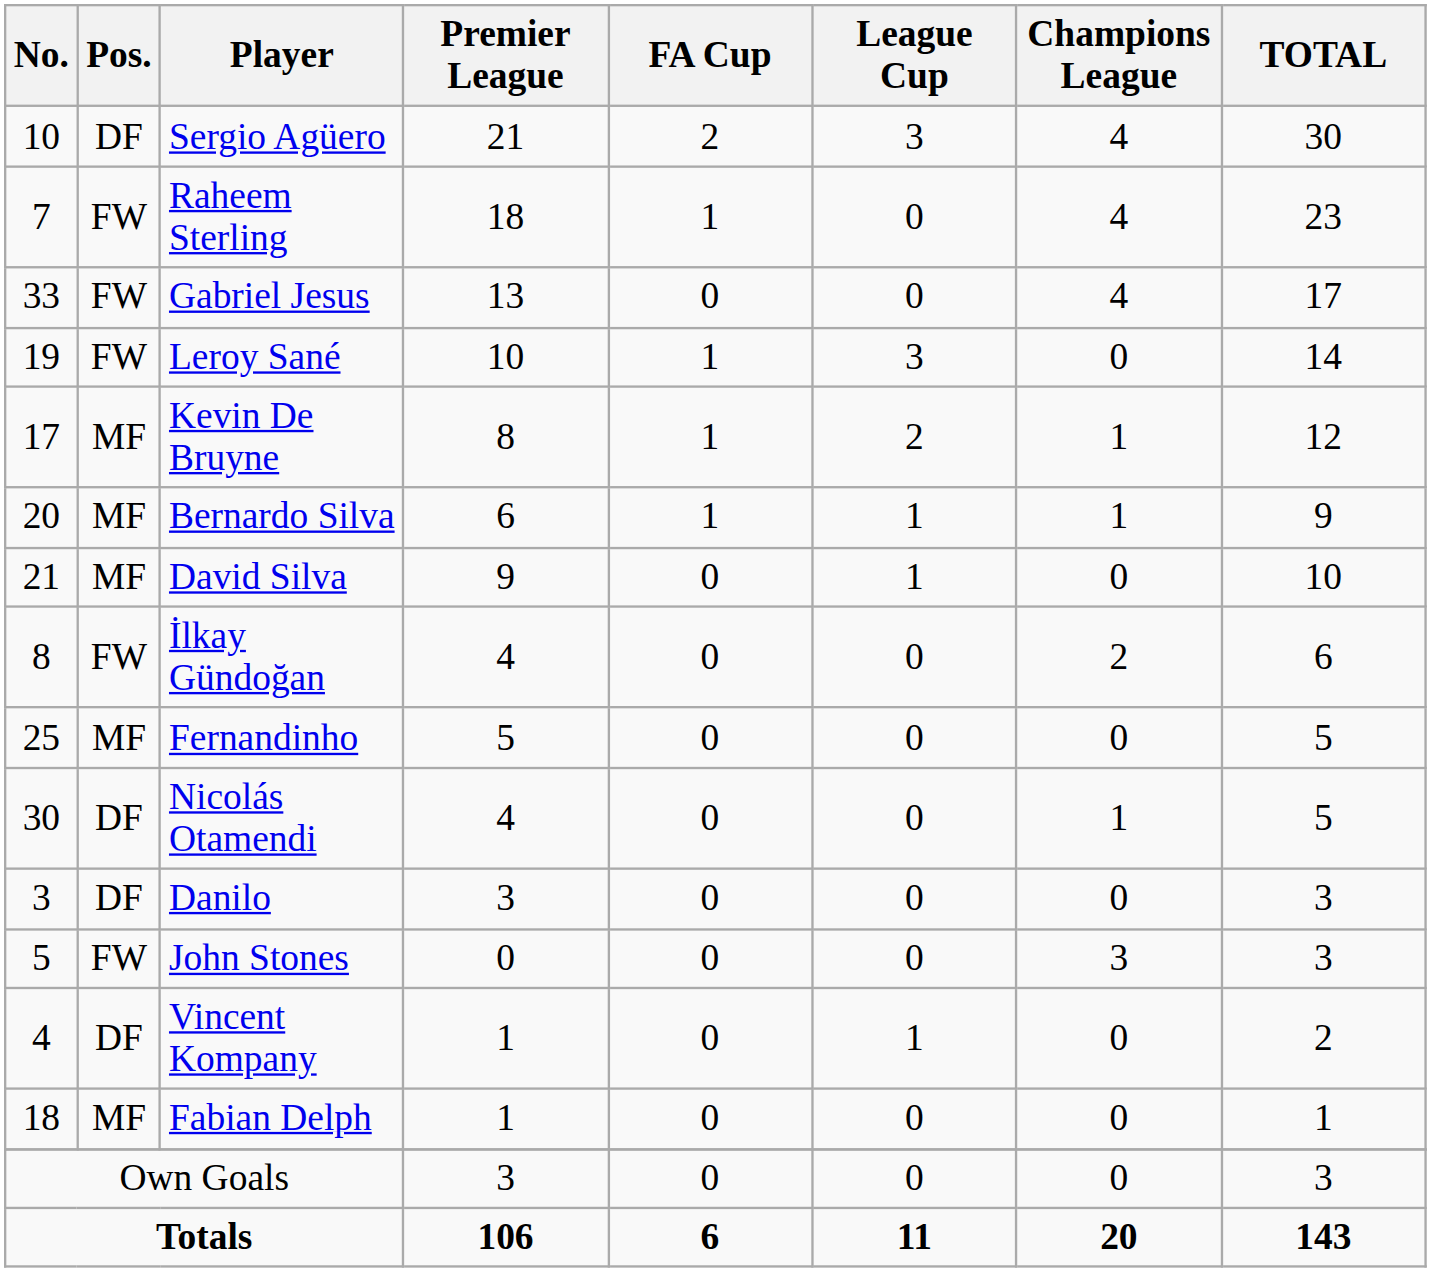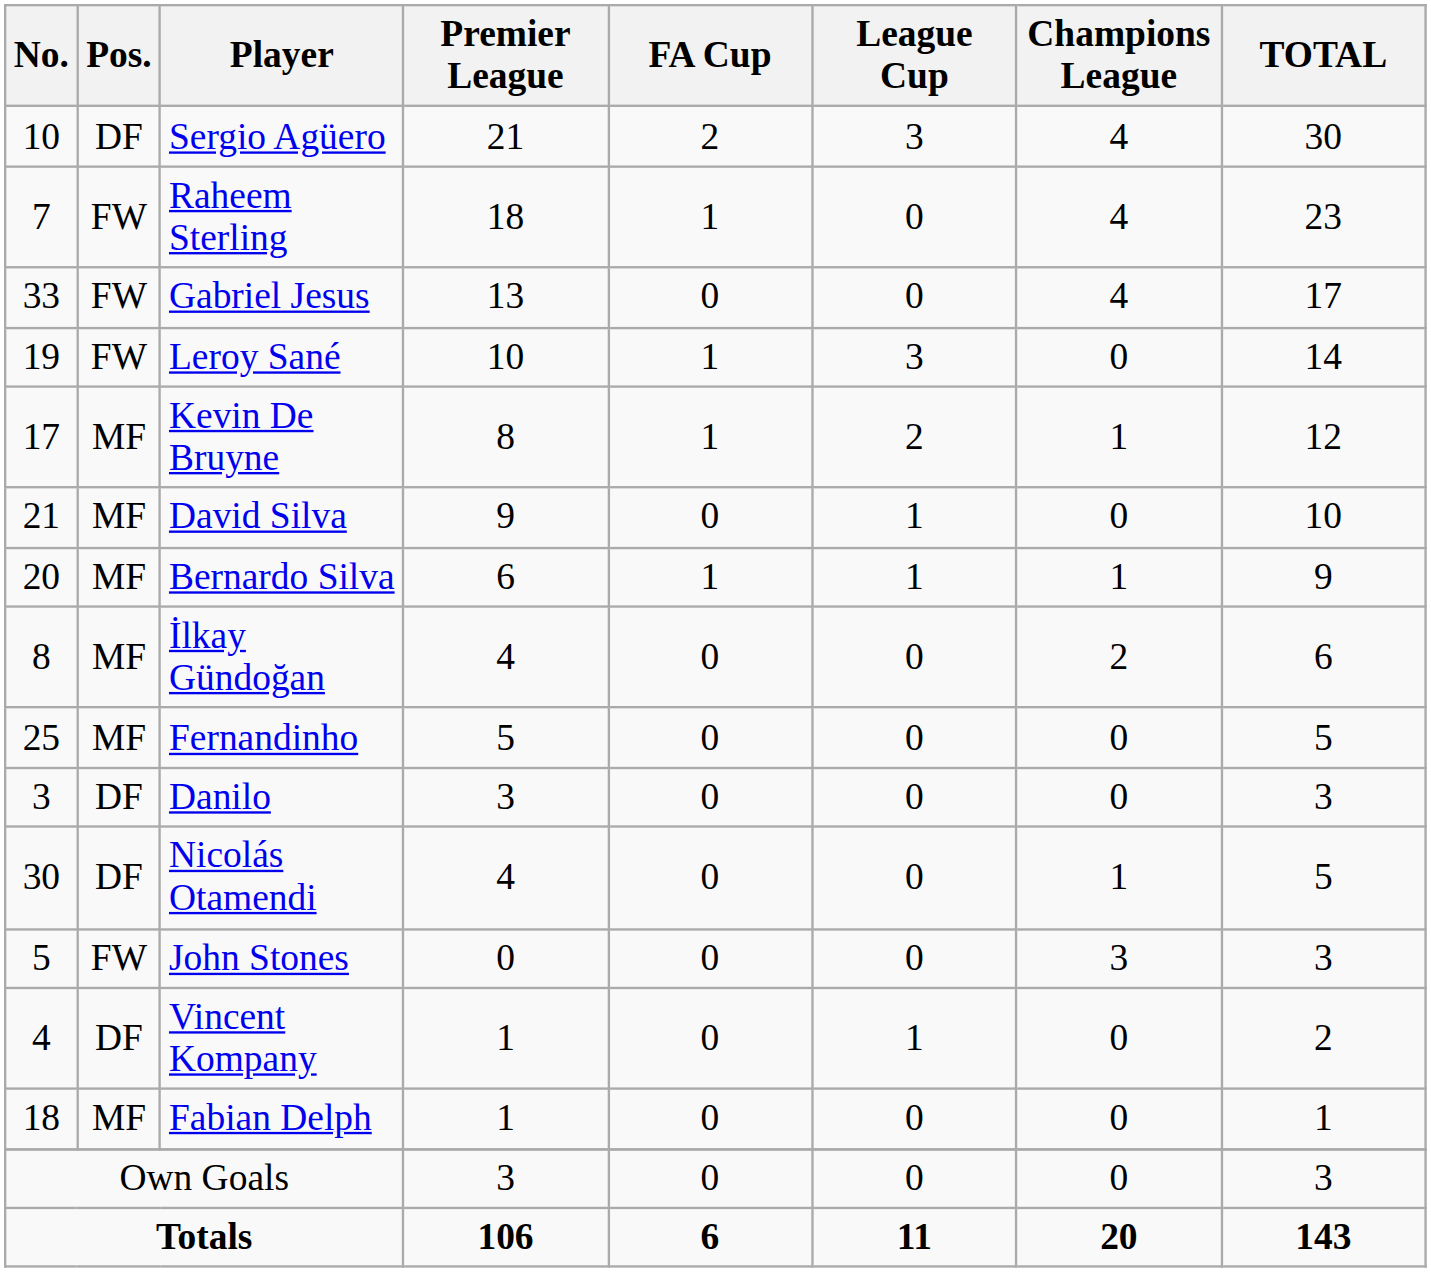rows swapped: (258, 576) <-> (282, 516)
(119, 656) FW -> (119, 656) MF
rows swapped: (243, 817) <-> (220, 897)
